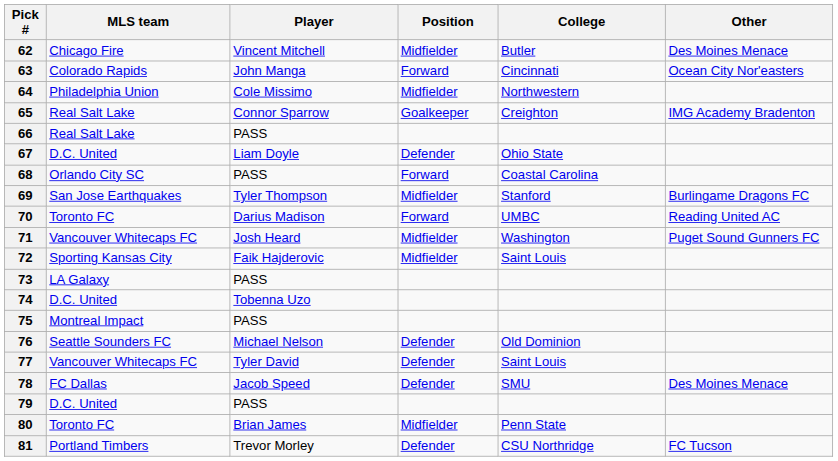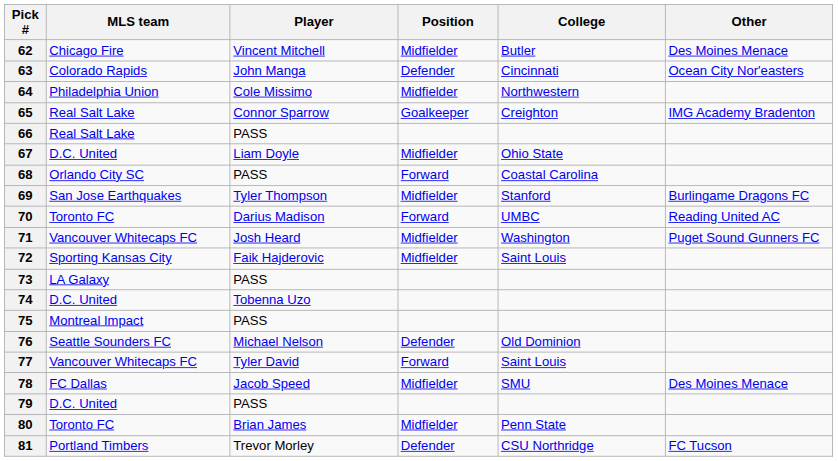(425, 71) Forward -> (428, 71) Defender
(428, 154) Defender -> (429, 154) Midfielder
(428, 362) Defender -> (425, 362) Forward
(428, 383) Defender -> (429, 383) Midfielder
